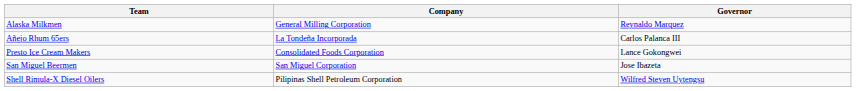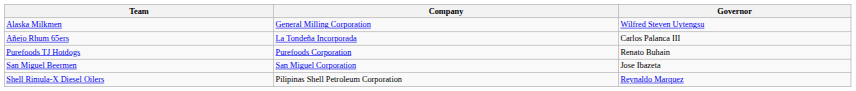(652, 24) Reynaldo Marquez -> (662, 24) Wilfred Steven Uytengsu
+ row: (43, 51)
- row: (48, 51)
(662, 79) Wilfred Steven Uytengsu -> (652, 79) Reynaldo Marquez
